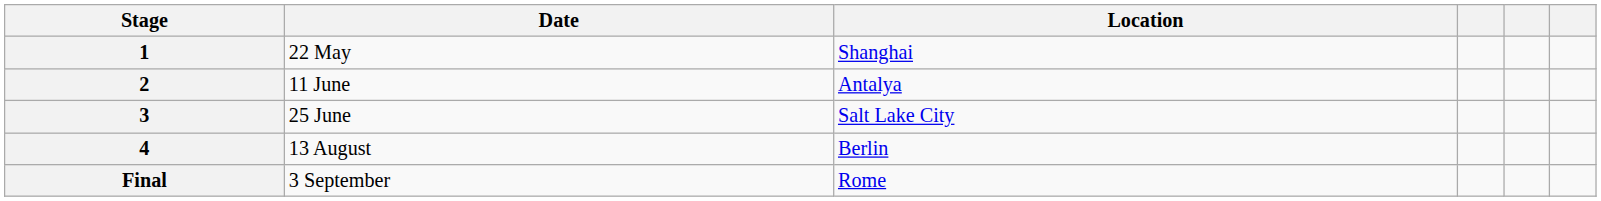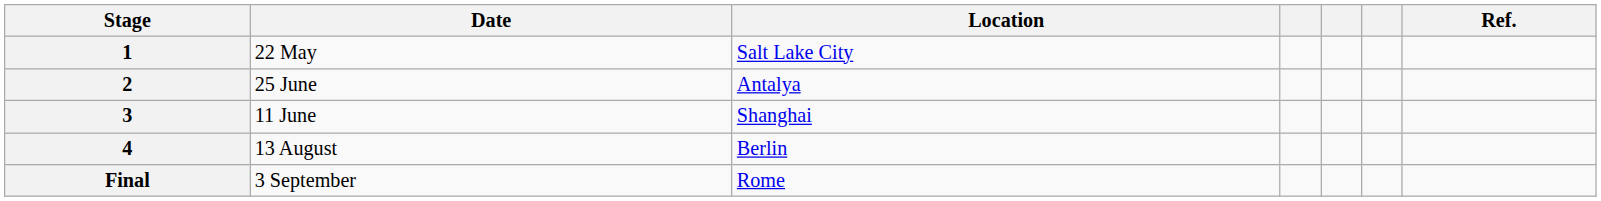+ column: (1499, 20)
(875, 52) Shanghai -> (795, 52) Salt Lake City
(320, 84) 11 June -> (286, 84) 25 June
(320, 116) 25 June -> (285, 116) 11 June
(896, 116) Salt Lake City -> (774, 116) Shanghai
